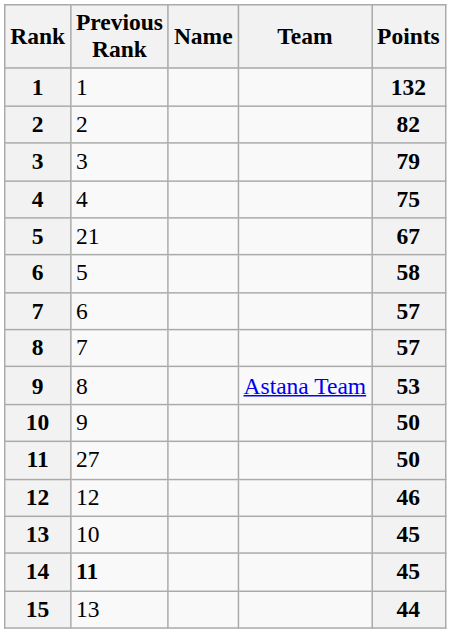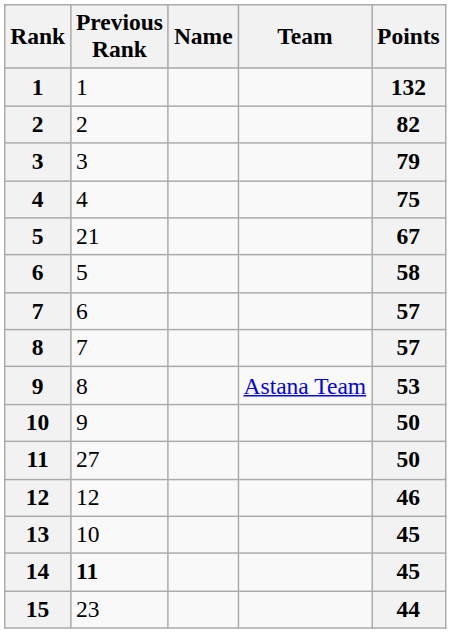(88, 609) 13 -> (88, 609) 23
